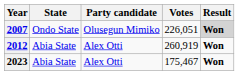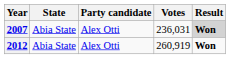(56, 29) Ondo State -> (54, 29) Abia State
(122, 29) Olusegun Mimiko -> (100, 29) Alex Otti
(181, 29) 226,051 -> (173, 29) 236,031
- row: (17, 62)
